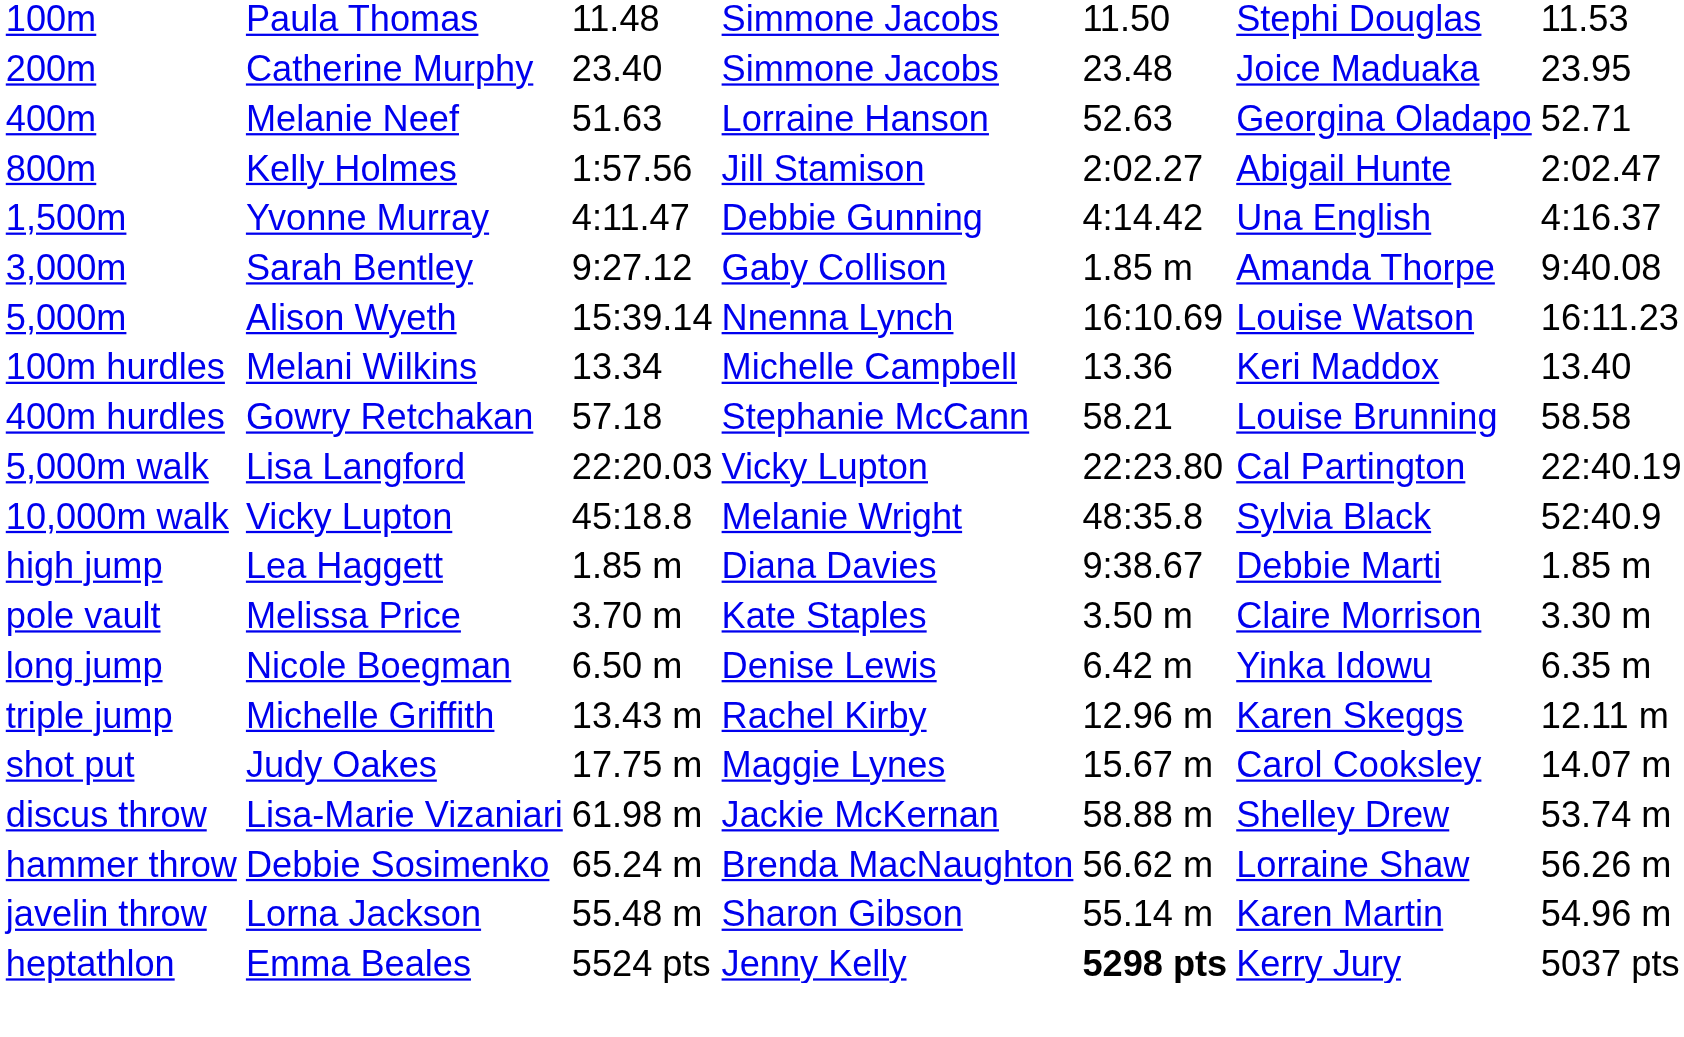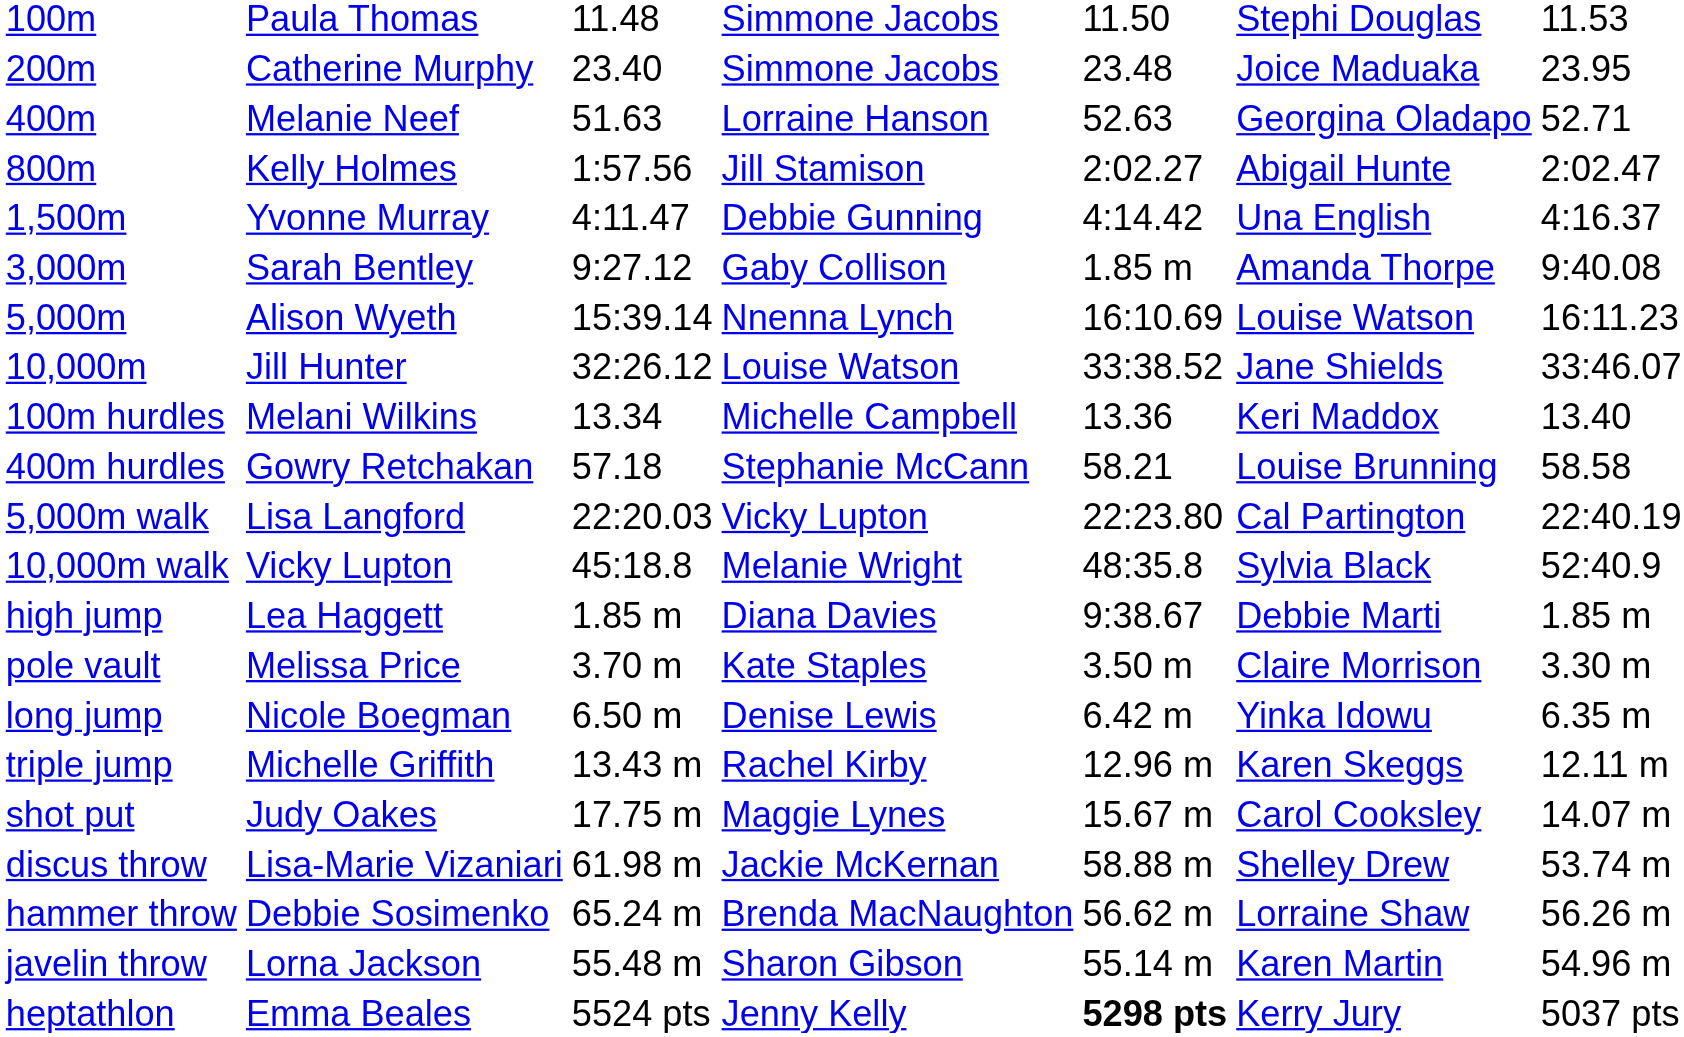+ row: (76, 367)
